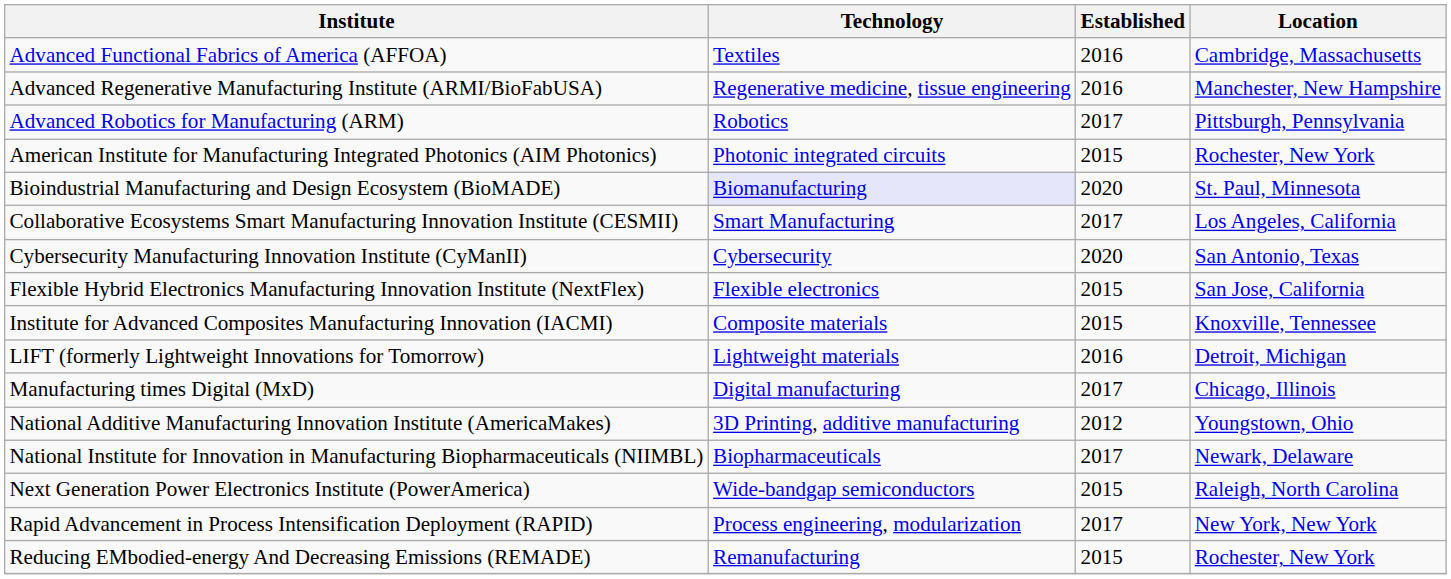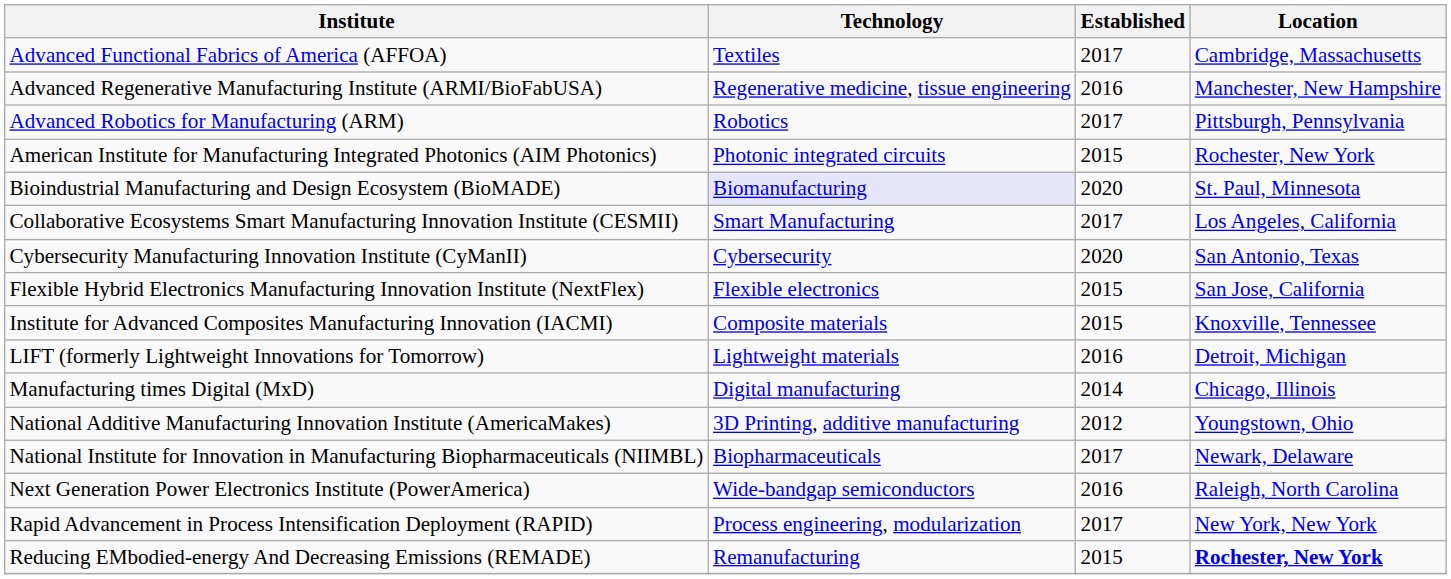(1102, 54) 2016 -> (1102, 54) 2017
(1102, 389) 2017 -> (1102, 389) 2014
(1102, 490) 2015 -> (1102, 490) 2016
(1285, 557) normal -> (1289, 557) bold
